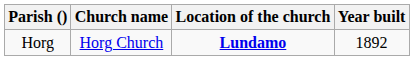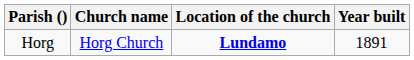(372, 42) 1892 -> (372, 42) 1891
